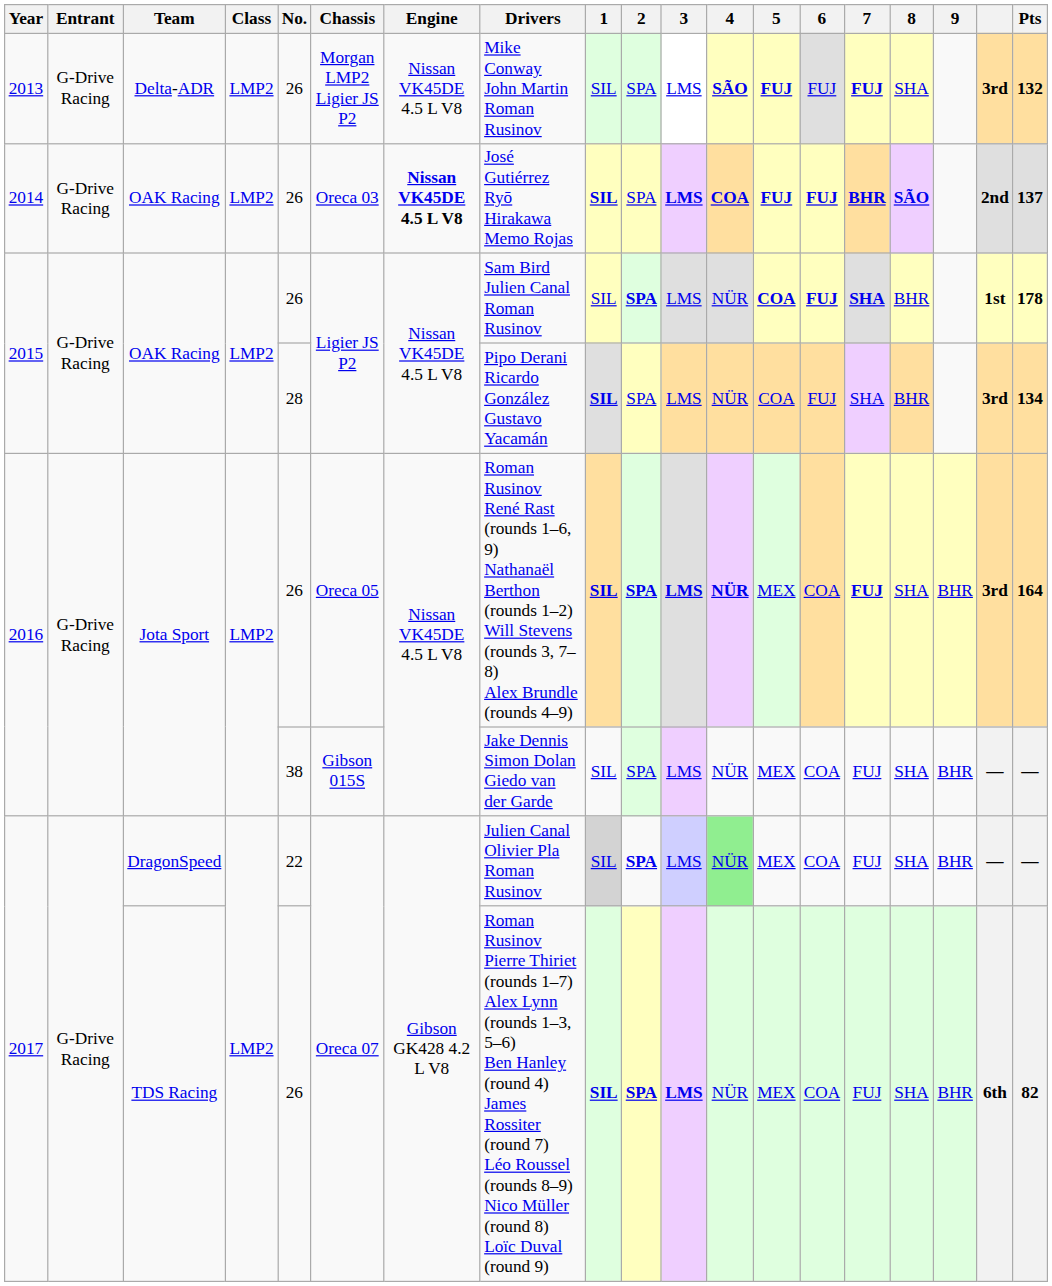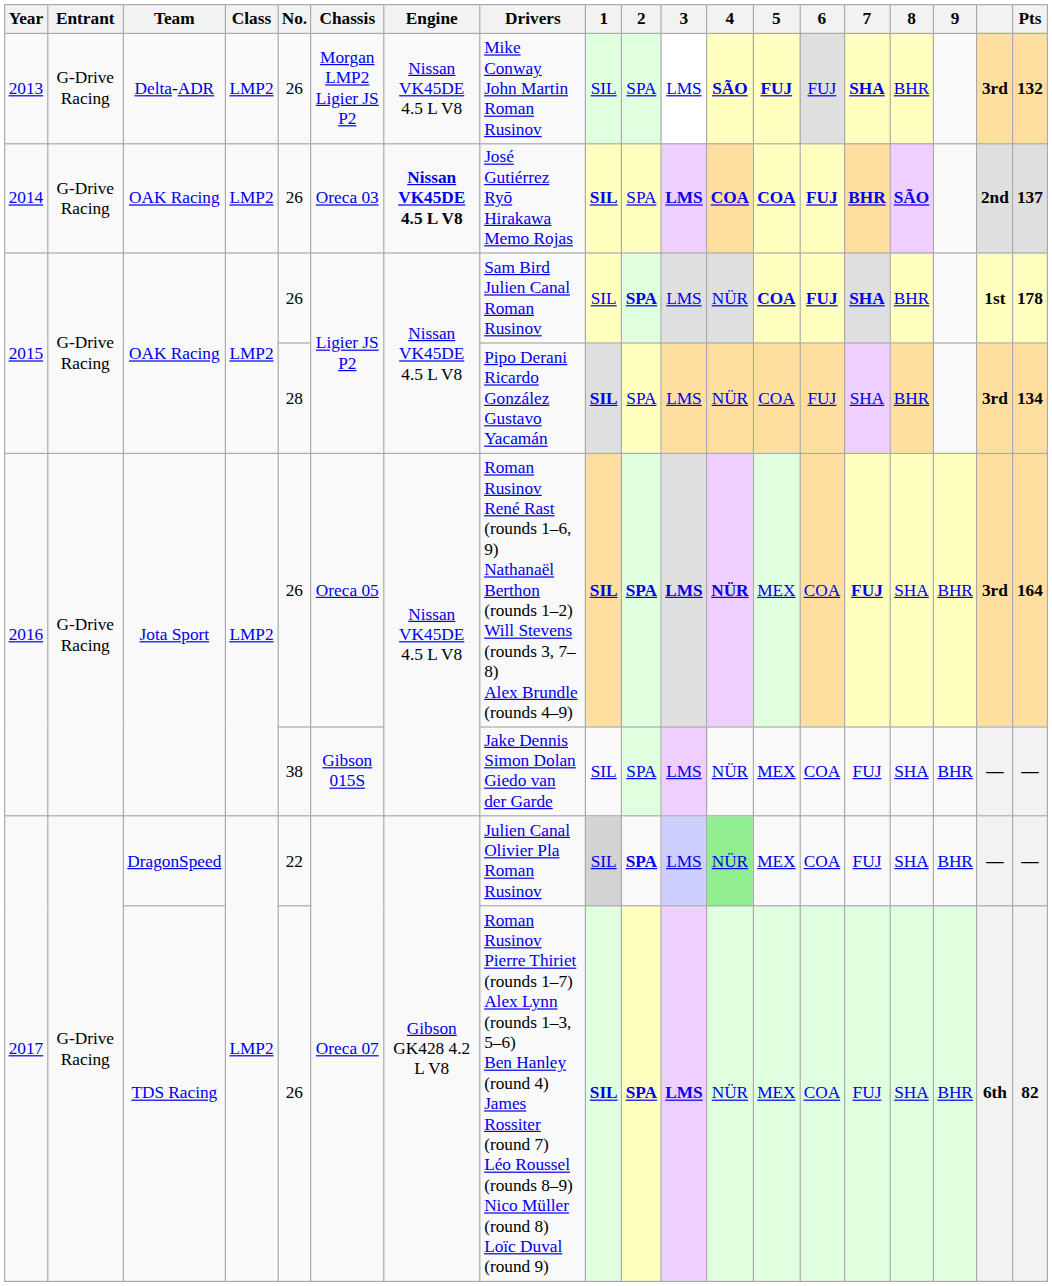(867, 88) FUJ -> (867, 88) SHA
(912, 88) SHA -> (912, 88) BHR
(776, 198) FUJ -> (776, 198) COA
